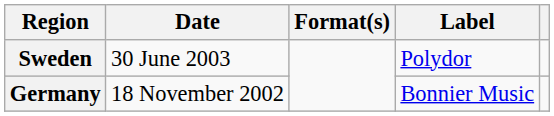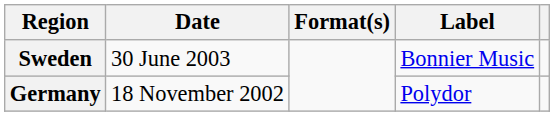(436, 57) Polydor -> (467, 57) Bonnier Music
(467, 93) Bonnier Music -> (436, 93) Polydor
